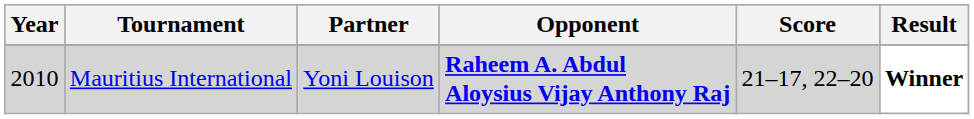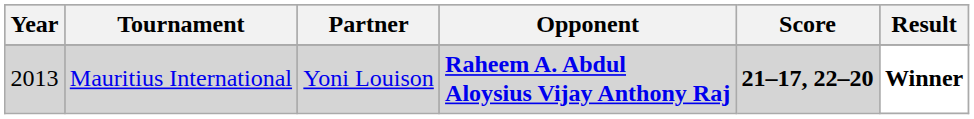(35, 78) 2010 -> (35, 78) 2013
(808, 78) normal -> (808, 78) bold
